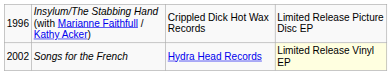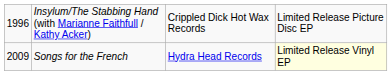(18, 56) 2002 -> (18, 56) 2009
